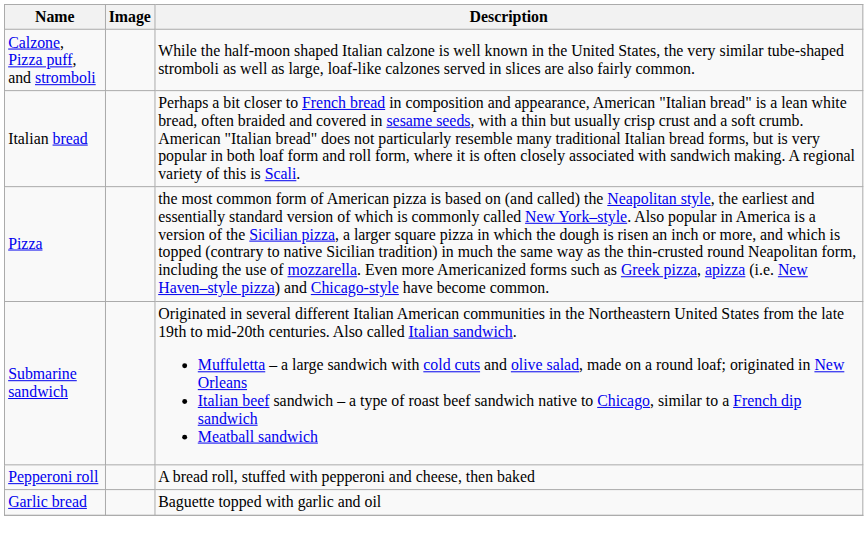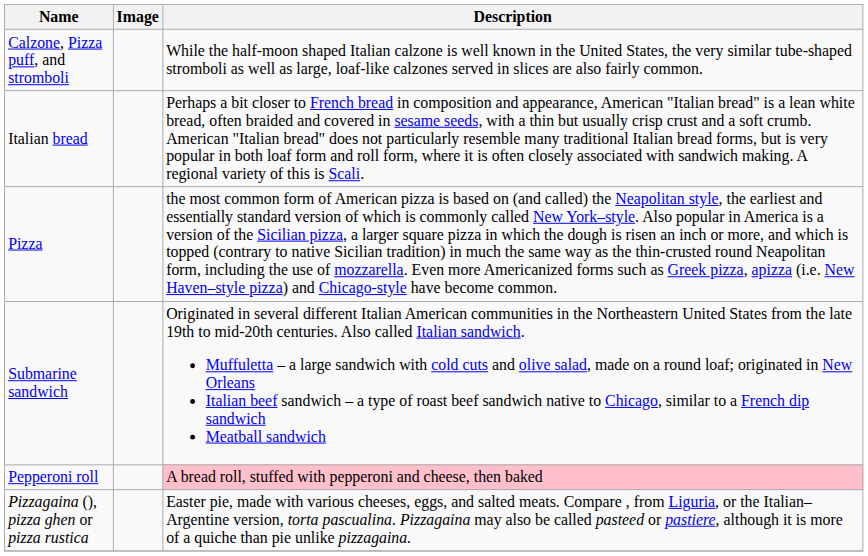(347, 477) no background -> (354, 477) pink background
+ row: (53, 520)
- row: (48, 502)
